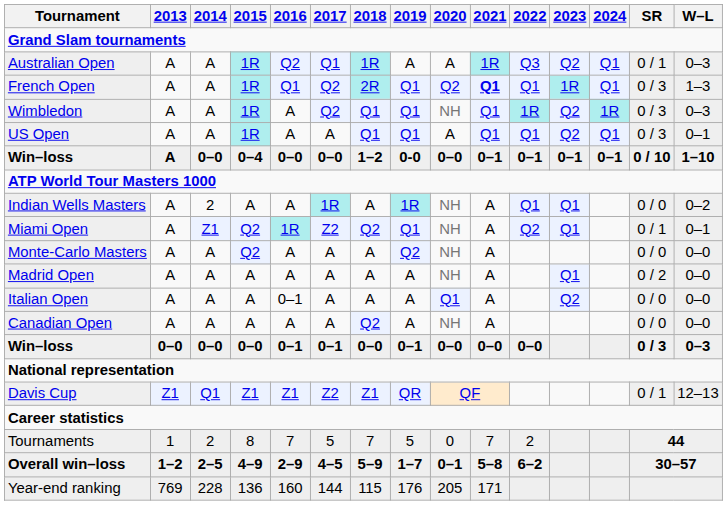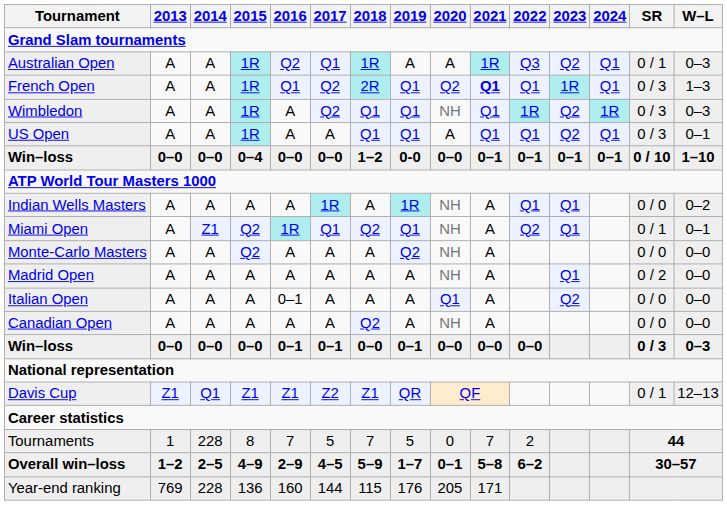(170, 157) A -> (170, 157) 0–0
(210, 205) 2 -> (210, 205) A
(330, 228) Z2 -> (330, 228) Q1
(210, 441) 2 -> (210, 441) 228
